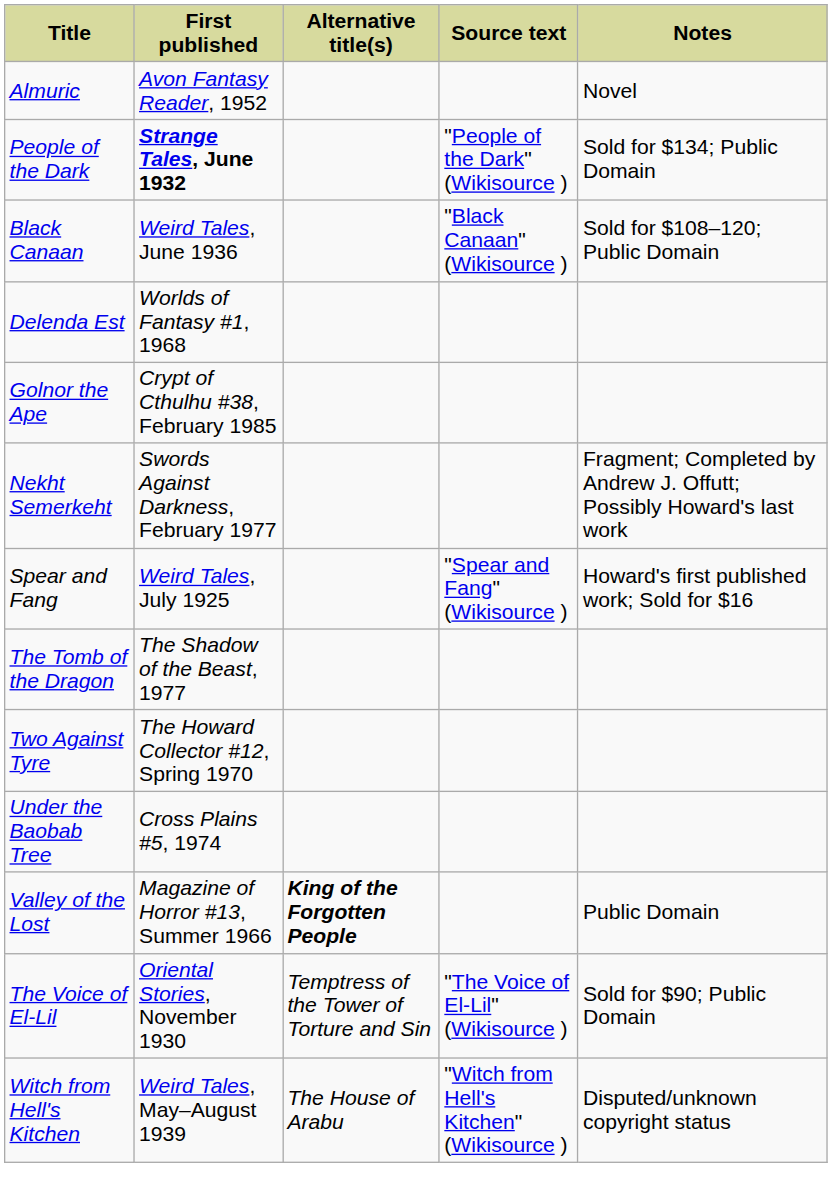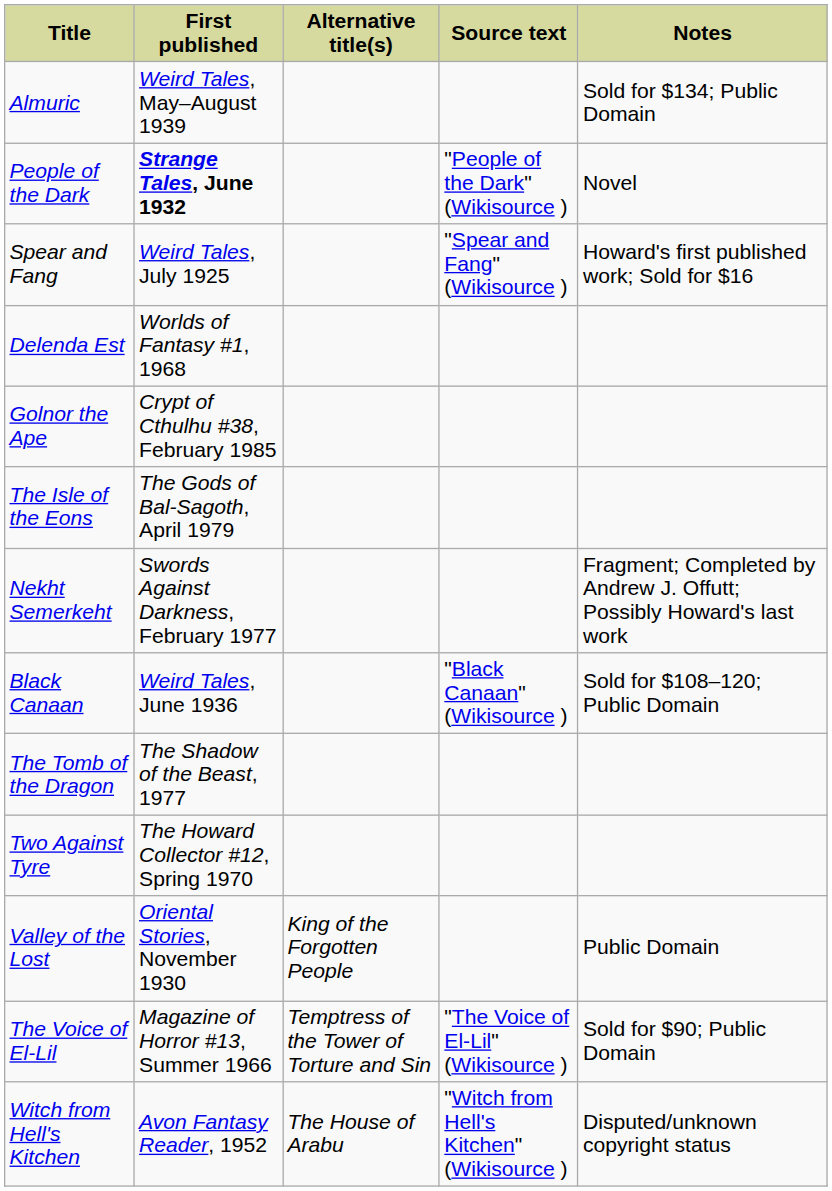(203, 90) Avon Fantasy Reader, 1952 -> (198, 102) Weird Tales, May–August 1939
(610, 90) Novel -> (680, 102) Sold for $134; Public Domain
(680, 159) Sold for $134; Public Domain -> (610, 183) Novel
rows swapped: (47, 240) <-> (58, 588)
+ row: (59, 507)
- row: (56, 831)
(205, 912) Magazine of Horror #13, Summer 1966 -> (188, 948) Oriental Stories, November 1930
(343, 912) bold -> (338, 948) normal
(188, 1005) Oriental Stories, November 1930 -> (205, 1040) Magazine of Horror #13, Summer 1966
(198, 1110) Weird Tales, May–August 1939 -> (203, 1133) Avon Fantasy Reader, 1952
